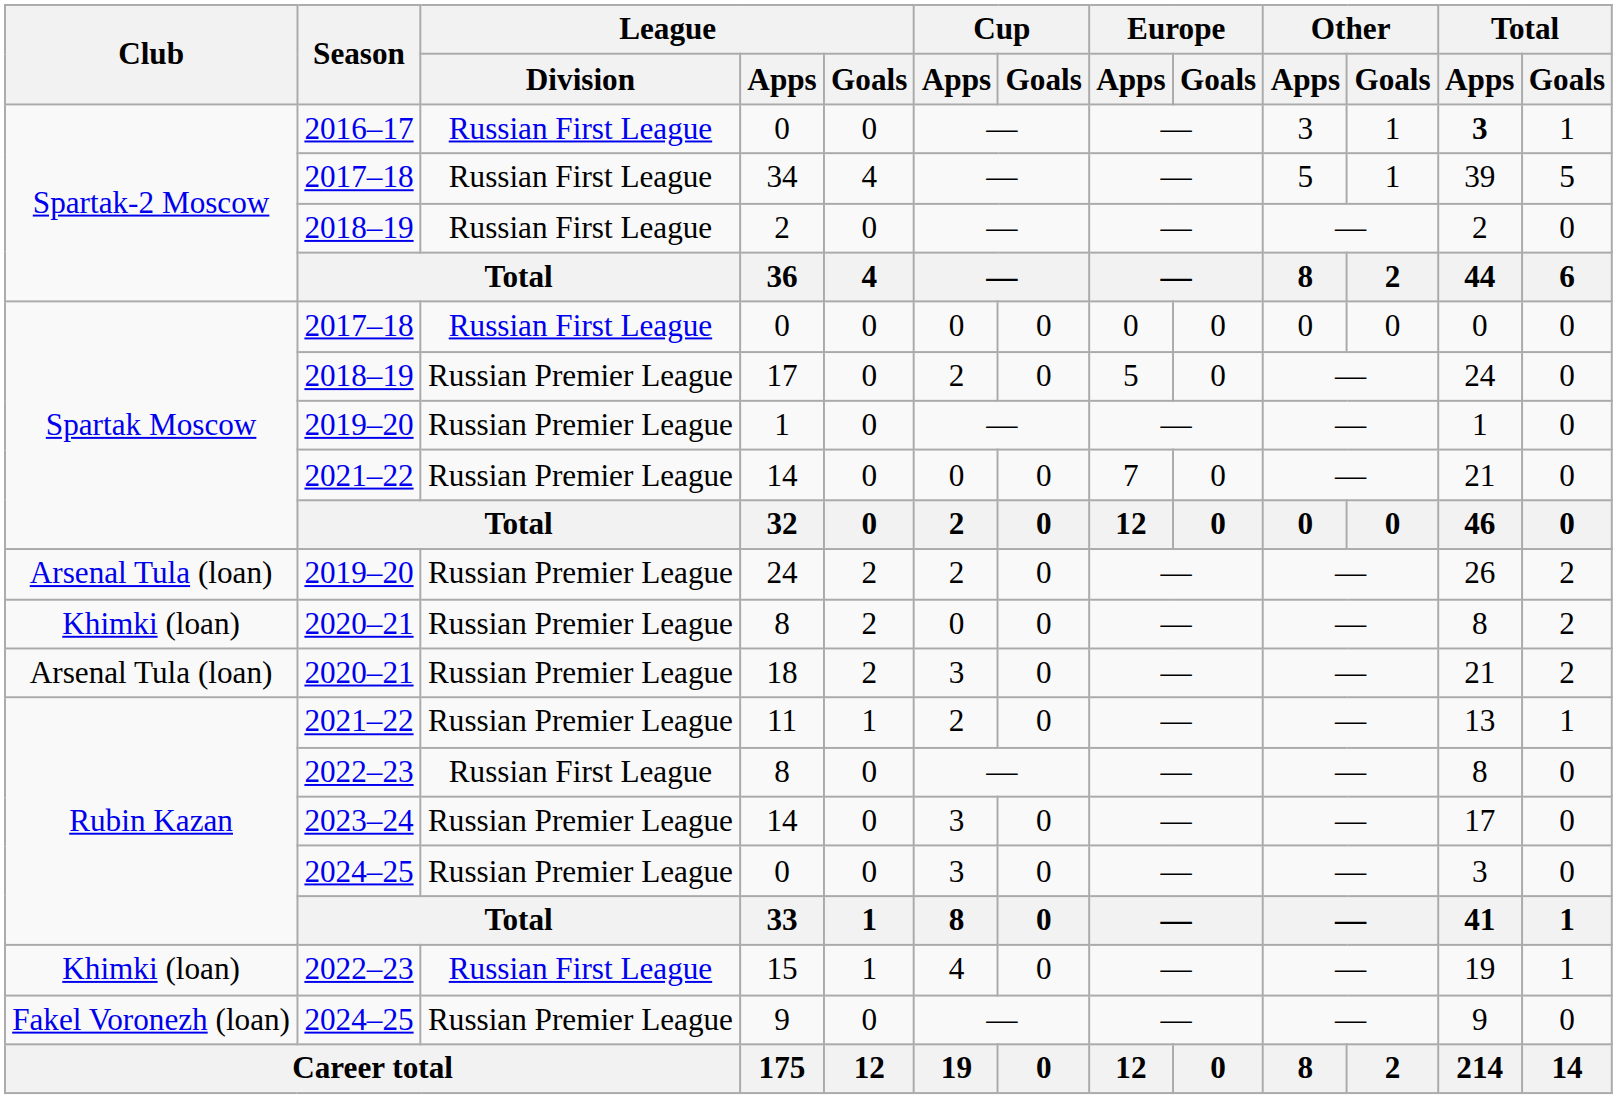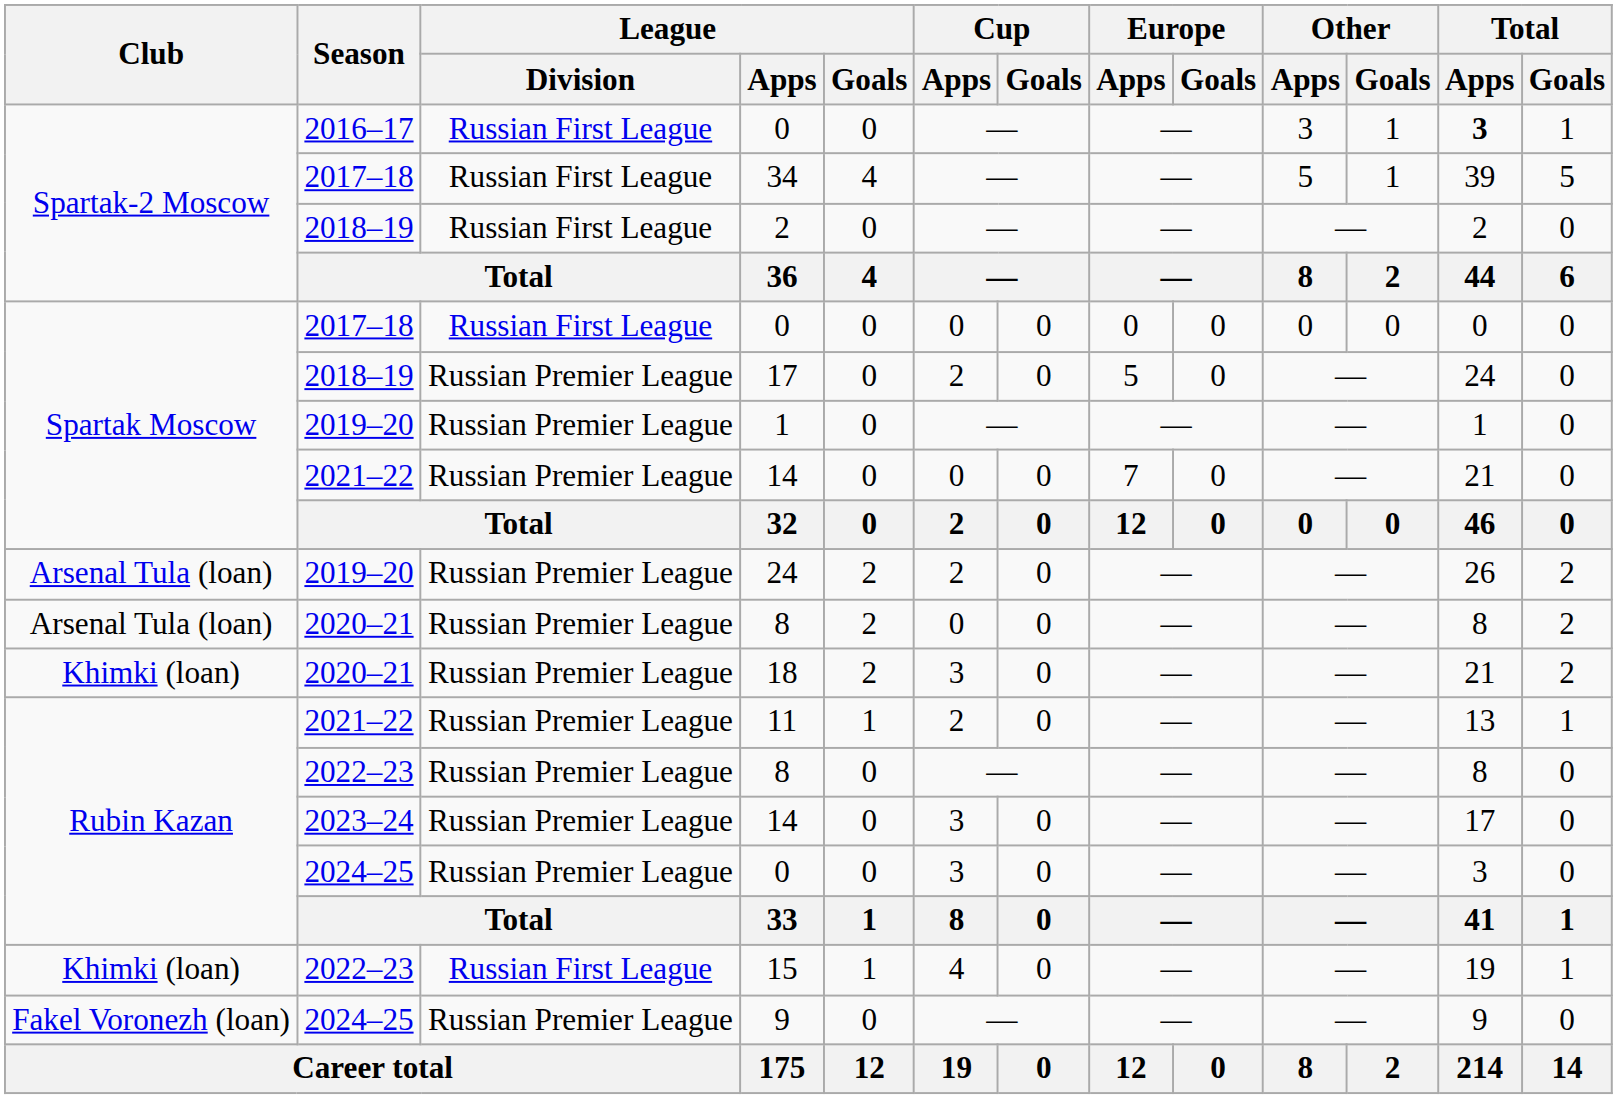(151, 623) Khimki (loan) -> (151, 623) Arsenal Tula (loan)
(151, 672) Arsenal Tula (loan) -> (151, 672) Khimki (loan)
(580, 771) Russian First League -> (580, 771) Russian Premier League
